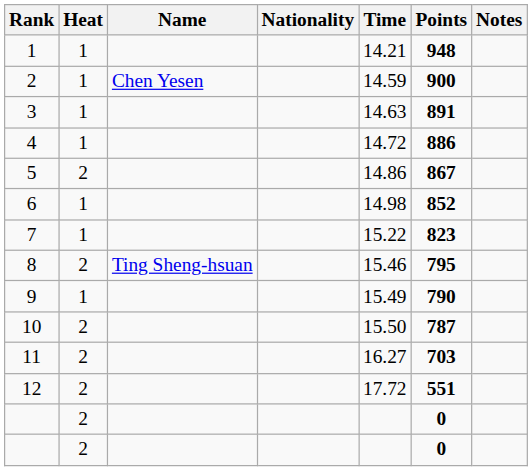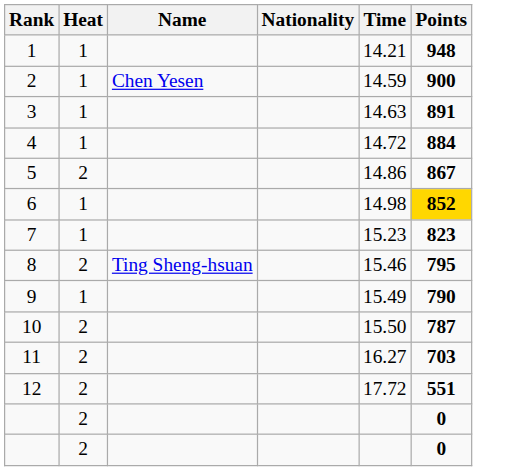- column: (499, 19)
(441, 142) 886 -> (441, 142) 884
(441, 204) no background -> (441, 204) gold background
(385, 234) 15.22 -> (385, 234) 15.23
